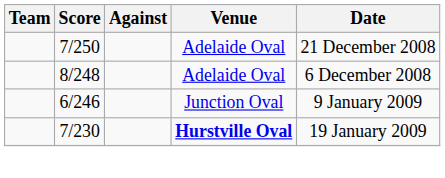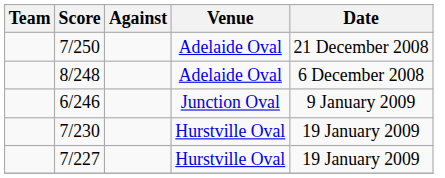(234, 131) bold -> (230, 131) normal
+ row: (80, 159)
